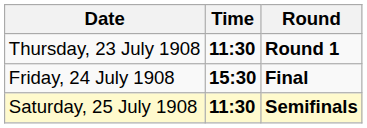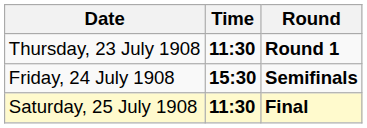(287, 78) Final -> (311, 78) Semifinals
(311, 107) Semifinals -> (287, 107) Final
